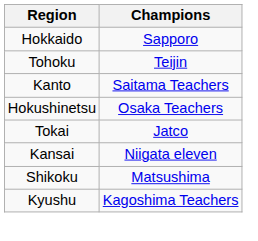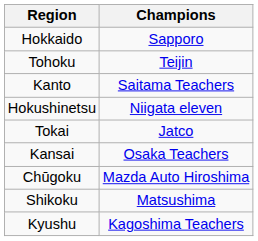(171, 108) Osaka Teachers -> (176, 108) Niigata eleven
(171, 154) Niigata eleven -> (176, 154) Osaka Teachers
+ row: (52, 177)
